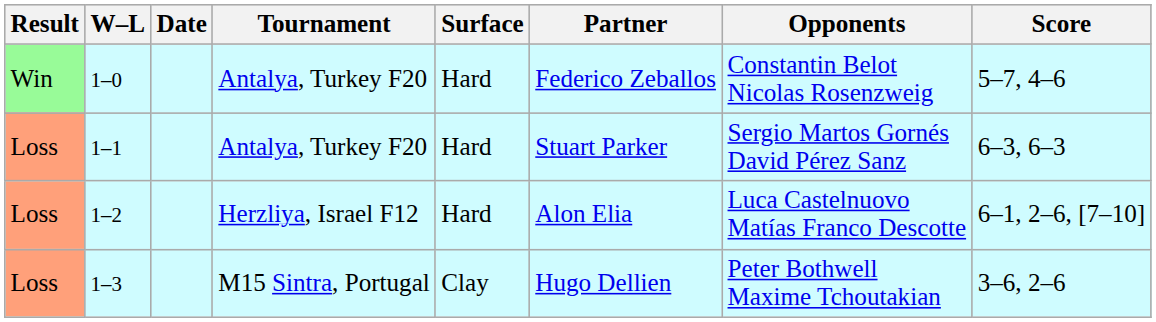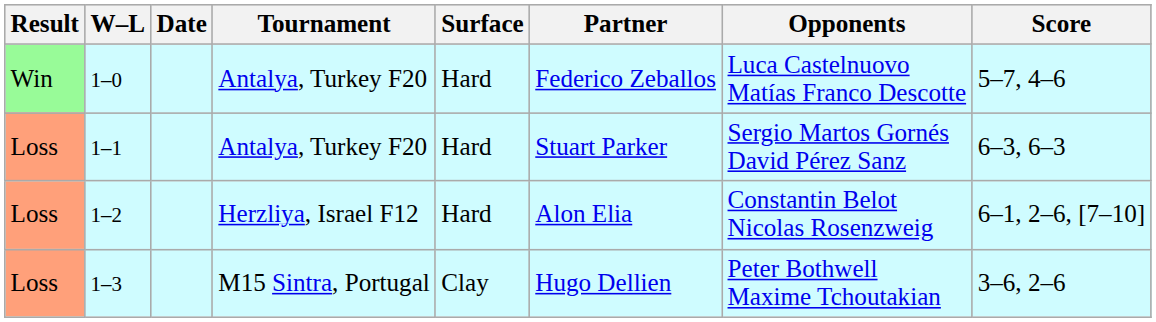(830, 78) Constantin Belot Nicolas Rosenzweig -> (847, 78) Luca Castelnuovo Matías Franco Descotte
(847, 214) Luca Castelnuovo Matías Franco Descotte -> (830, 214) Constantin Belot Nicolas Rosenzweig
